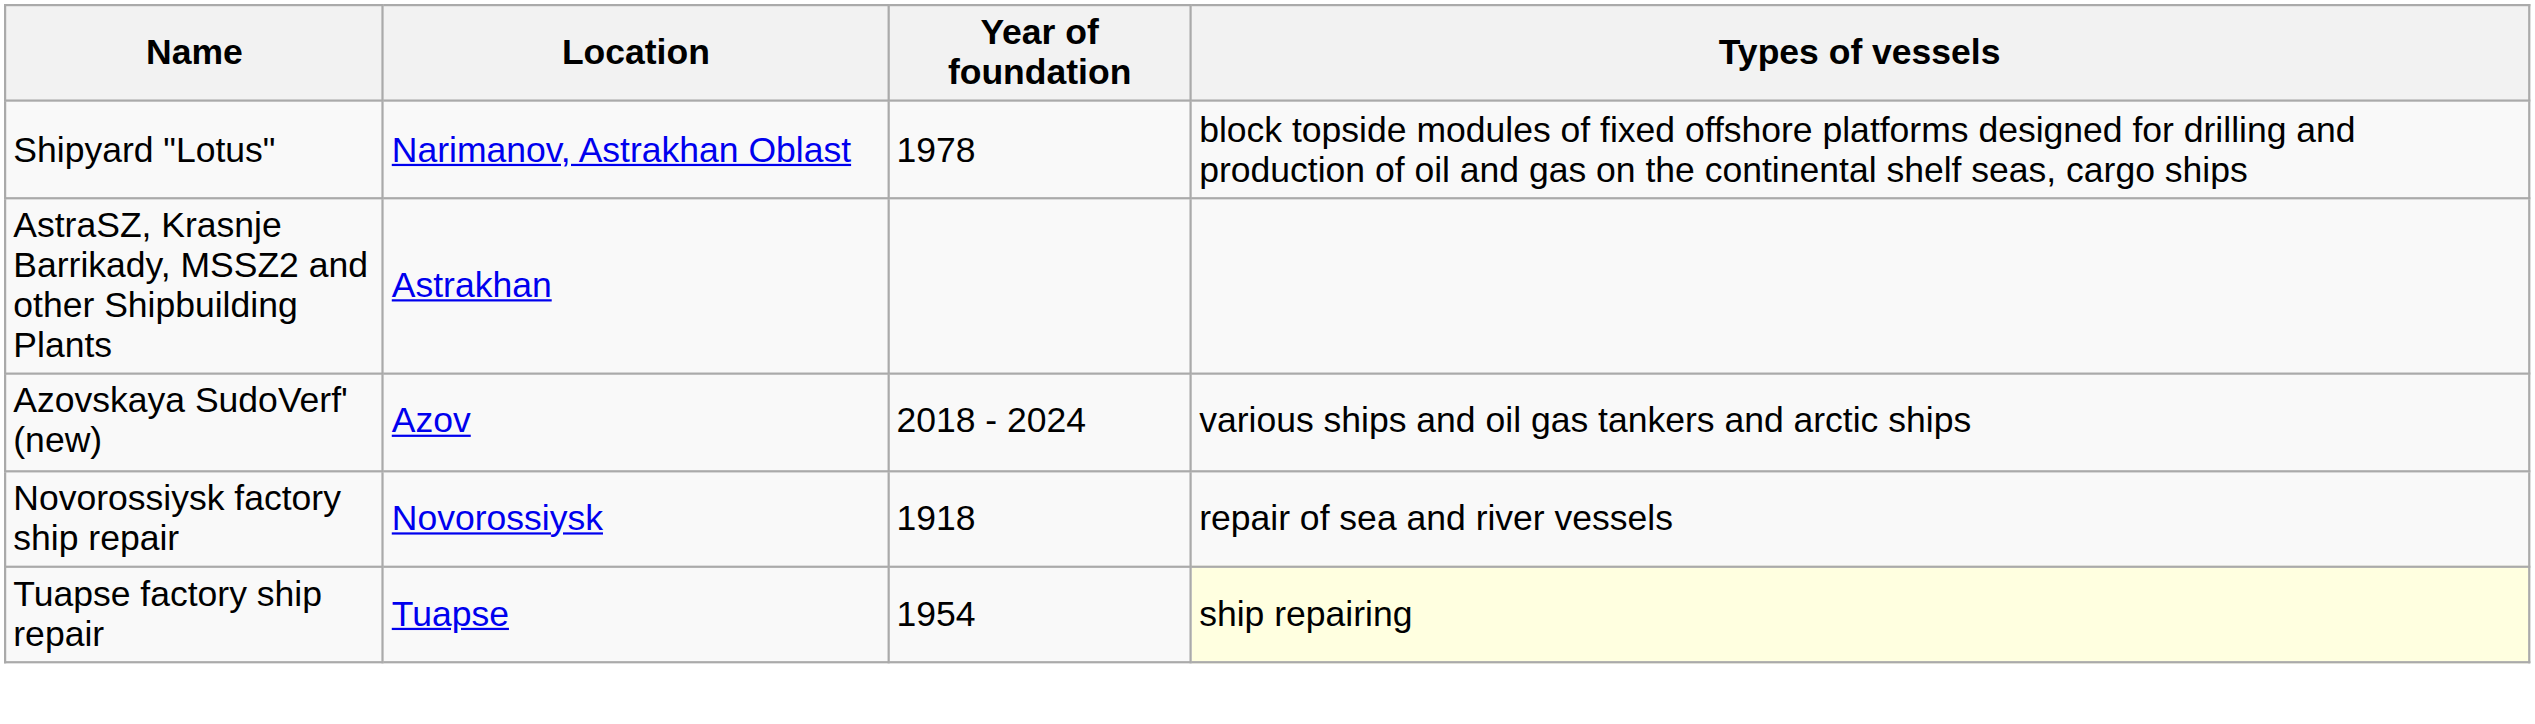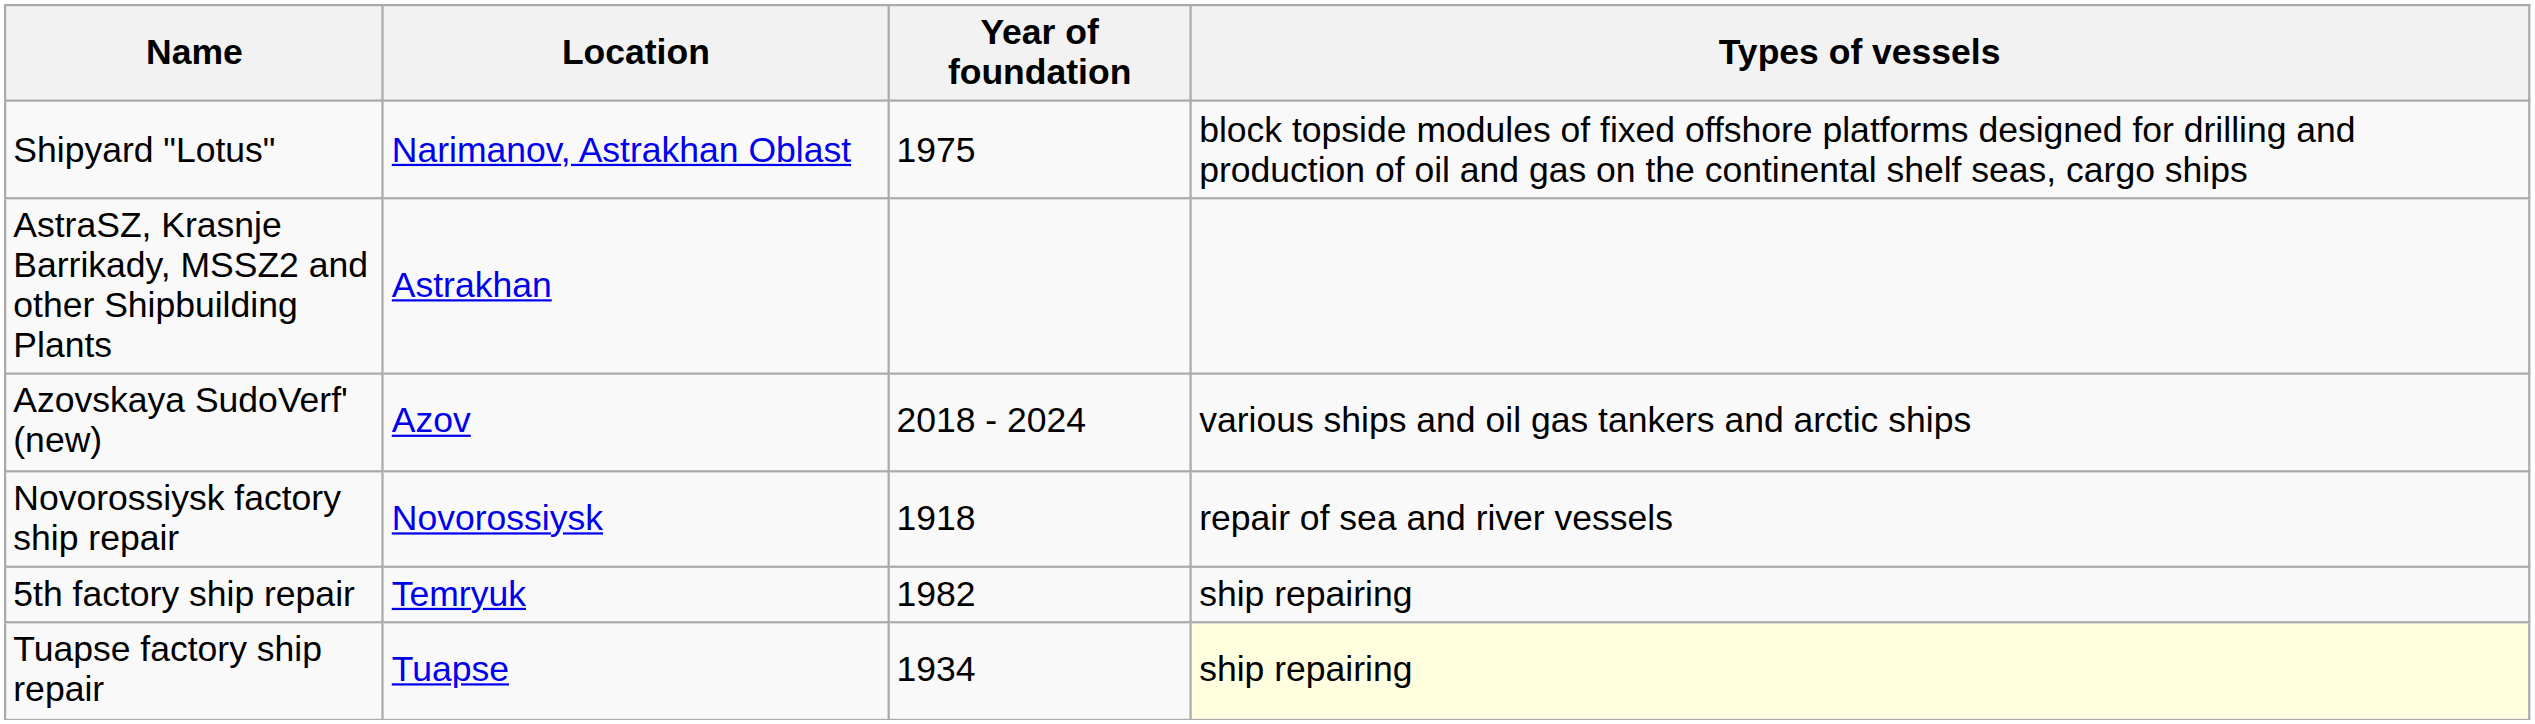(936, 148) 1978 -> (936, 148) 1975
+ row: (184, 594)
(936, 614) 1954 -> (936, 670) 1934
